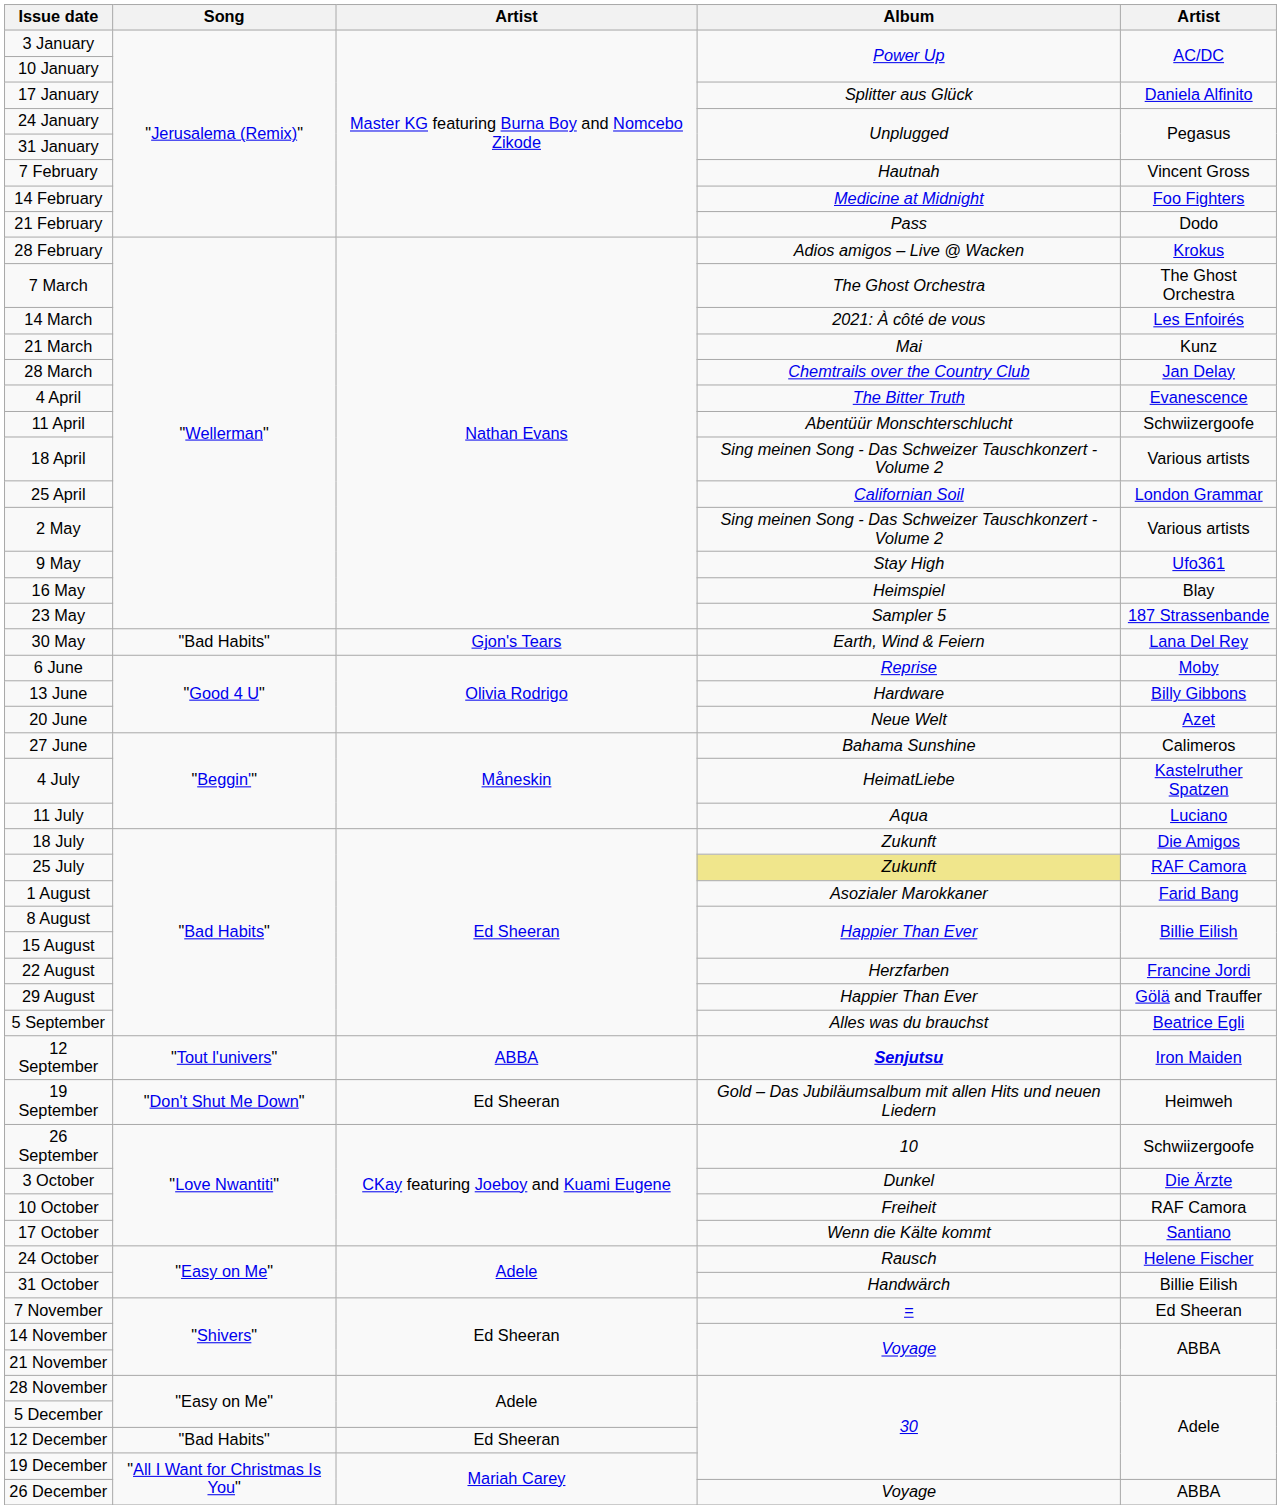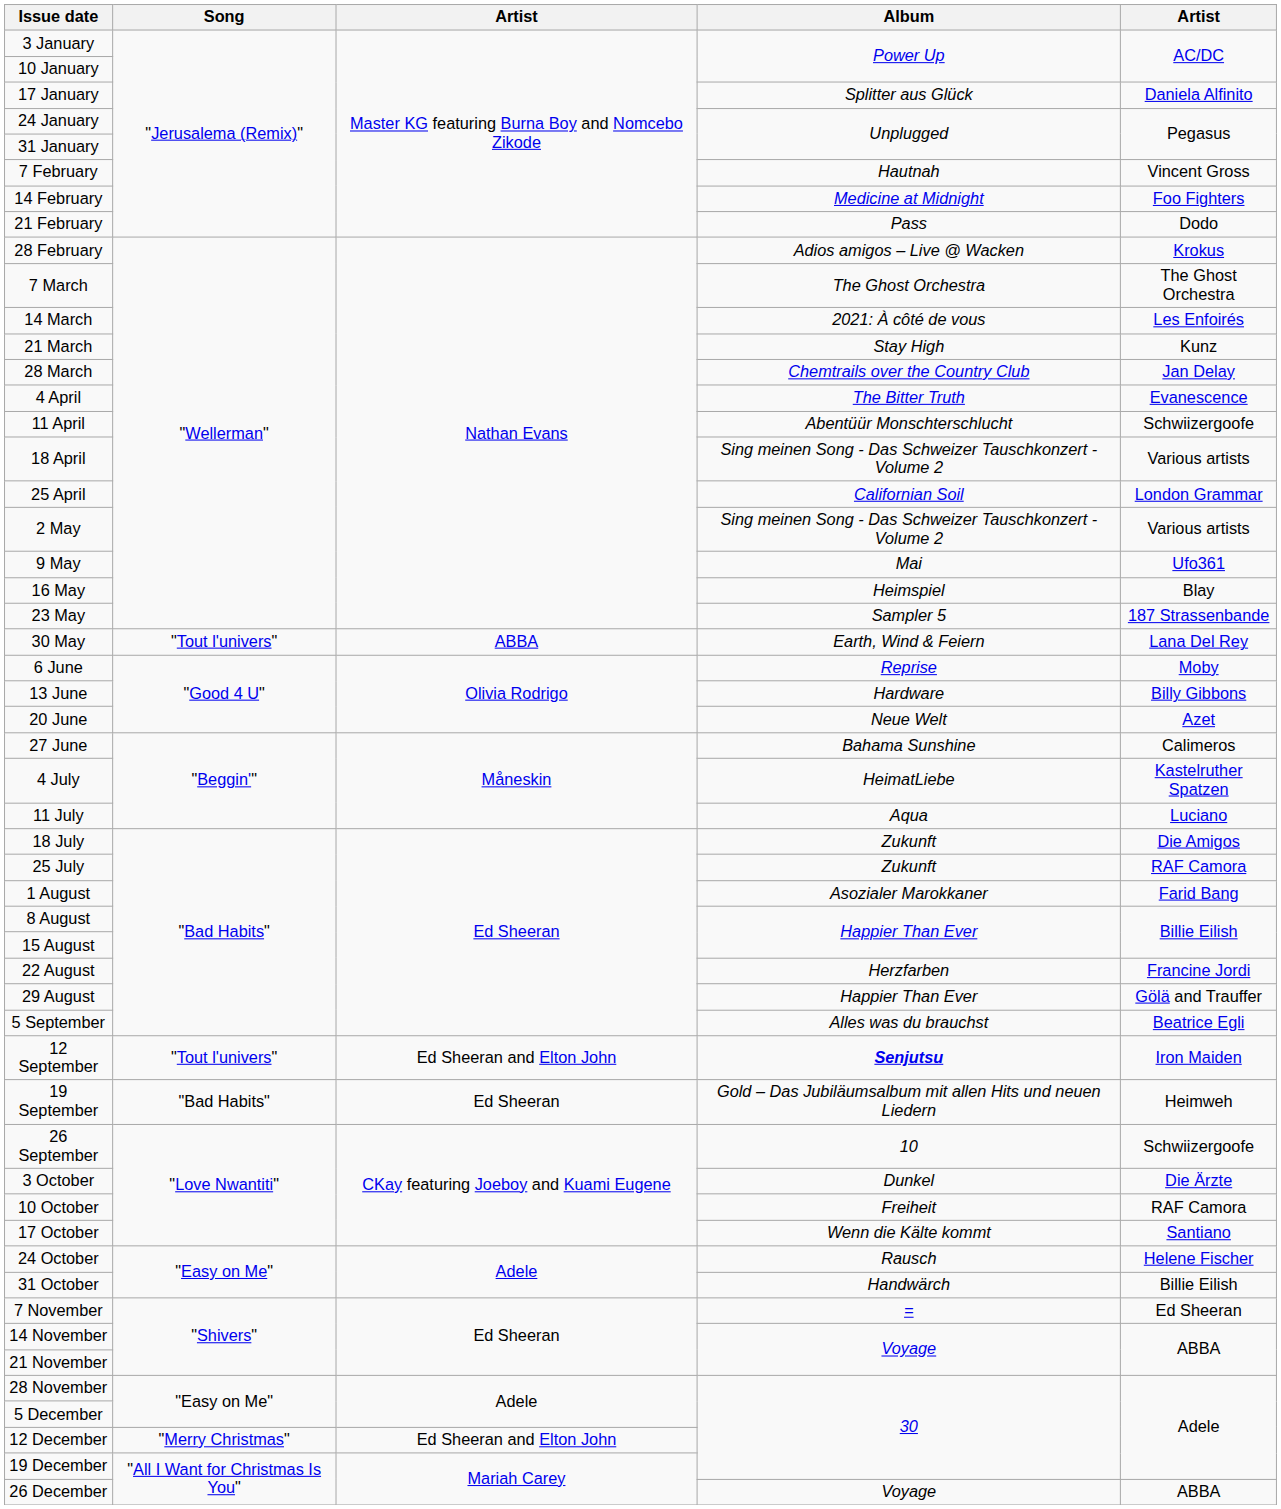(909, 346) Mai -> (909, 346) Stay High
(909, 564) Stay High -> (909, 564) Mai
(224, 641) "Bad Habits" -> (224, 641) "Tout l'univers"
(516, 641) Gjon's Tears -> (516, 641) ABBA
(909, 867) khaki background -> (909, 867) no background
(516, 1057) ABBA -> (516, 1057) Ed Sheeran and Elton John
(224, 1101) "Don't Shut Me Down" -> (224, 1101) "Bad Habits"
(224, 1440) "Bad Habits" -> (224, 1440) "Merry Christmas"
(516, 1440) Ed Sheeran -> (516, 1440) Ed Sheeran and Elton John
